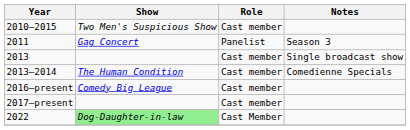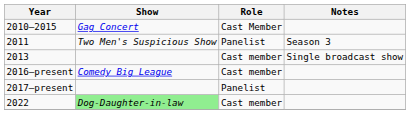(147, 27) Two Men's Suspicious Show -> (108, 27) Gag Concert
(252, 27) Cast member -> (252, 27) Cast Member
(108, 42) Gag Concert -> (147, 42) Two Men's Suspicious Show
- row: (32, 72)
(252, 102) Cast member -> (243, 87) Panelist
(252, 117) Cast Member -> (252, 102) Cast member
